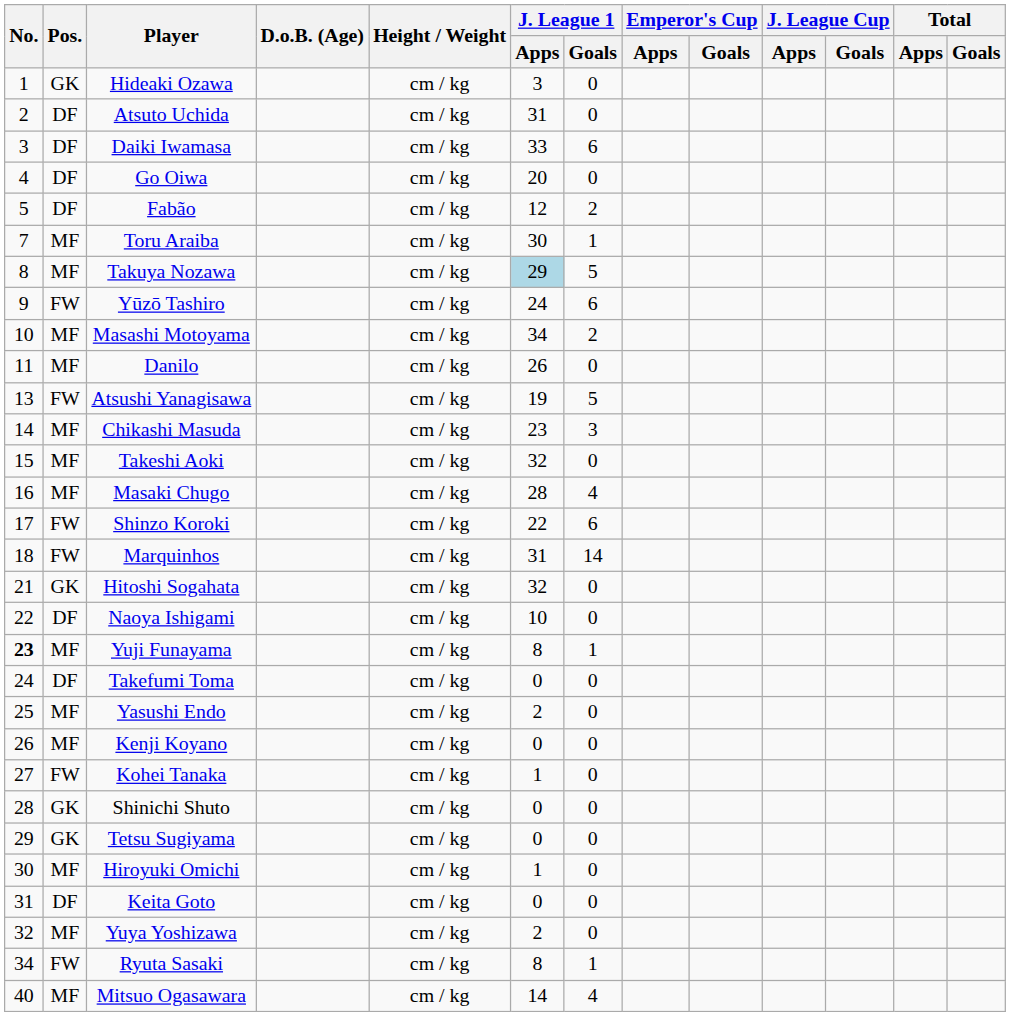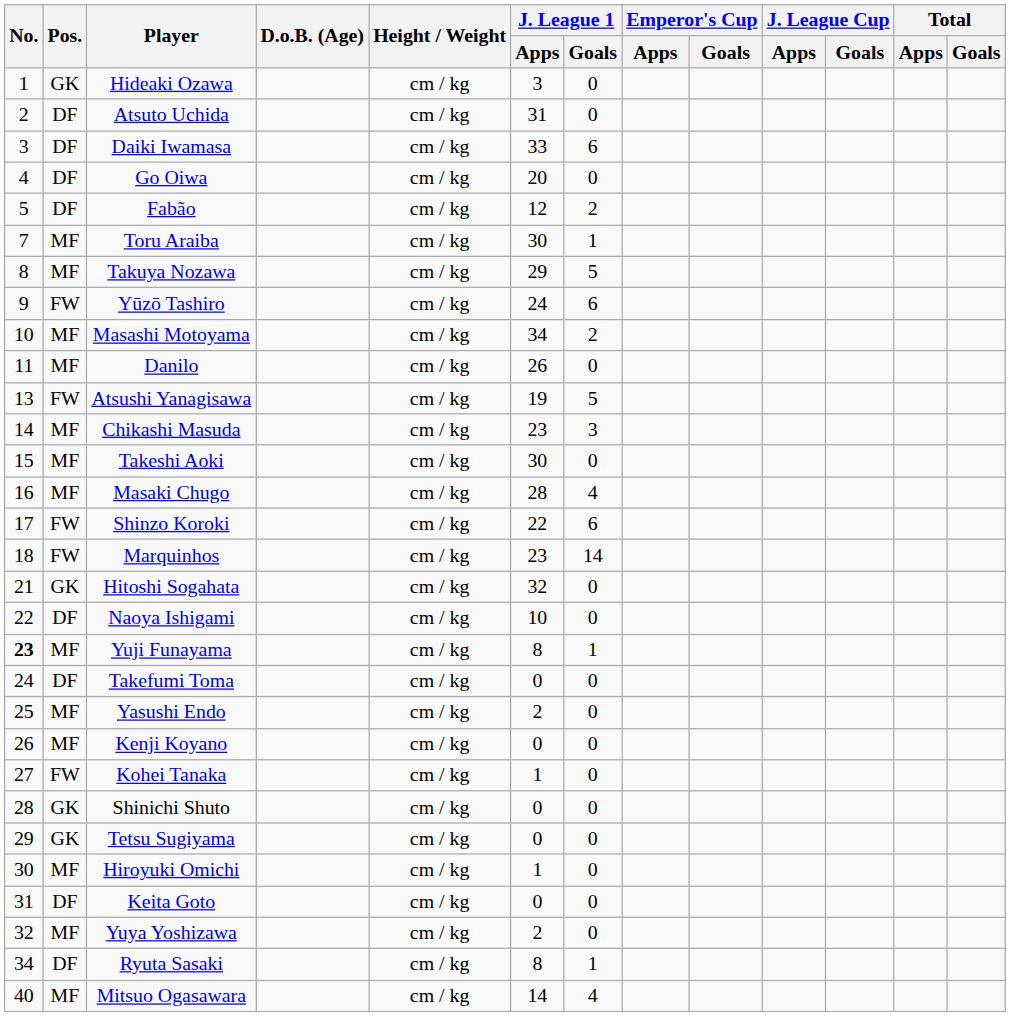(537, 271) lightblue background -> (537, 271) no background
(537, 460) 32 -> (537, 460) 30
(537, 555) 31 -> (537, 555) 23
(65, 964) FW -> (65, 964) DF
